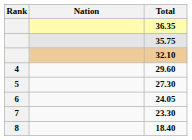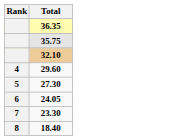- column: (86, 11)
